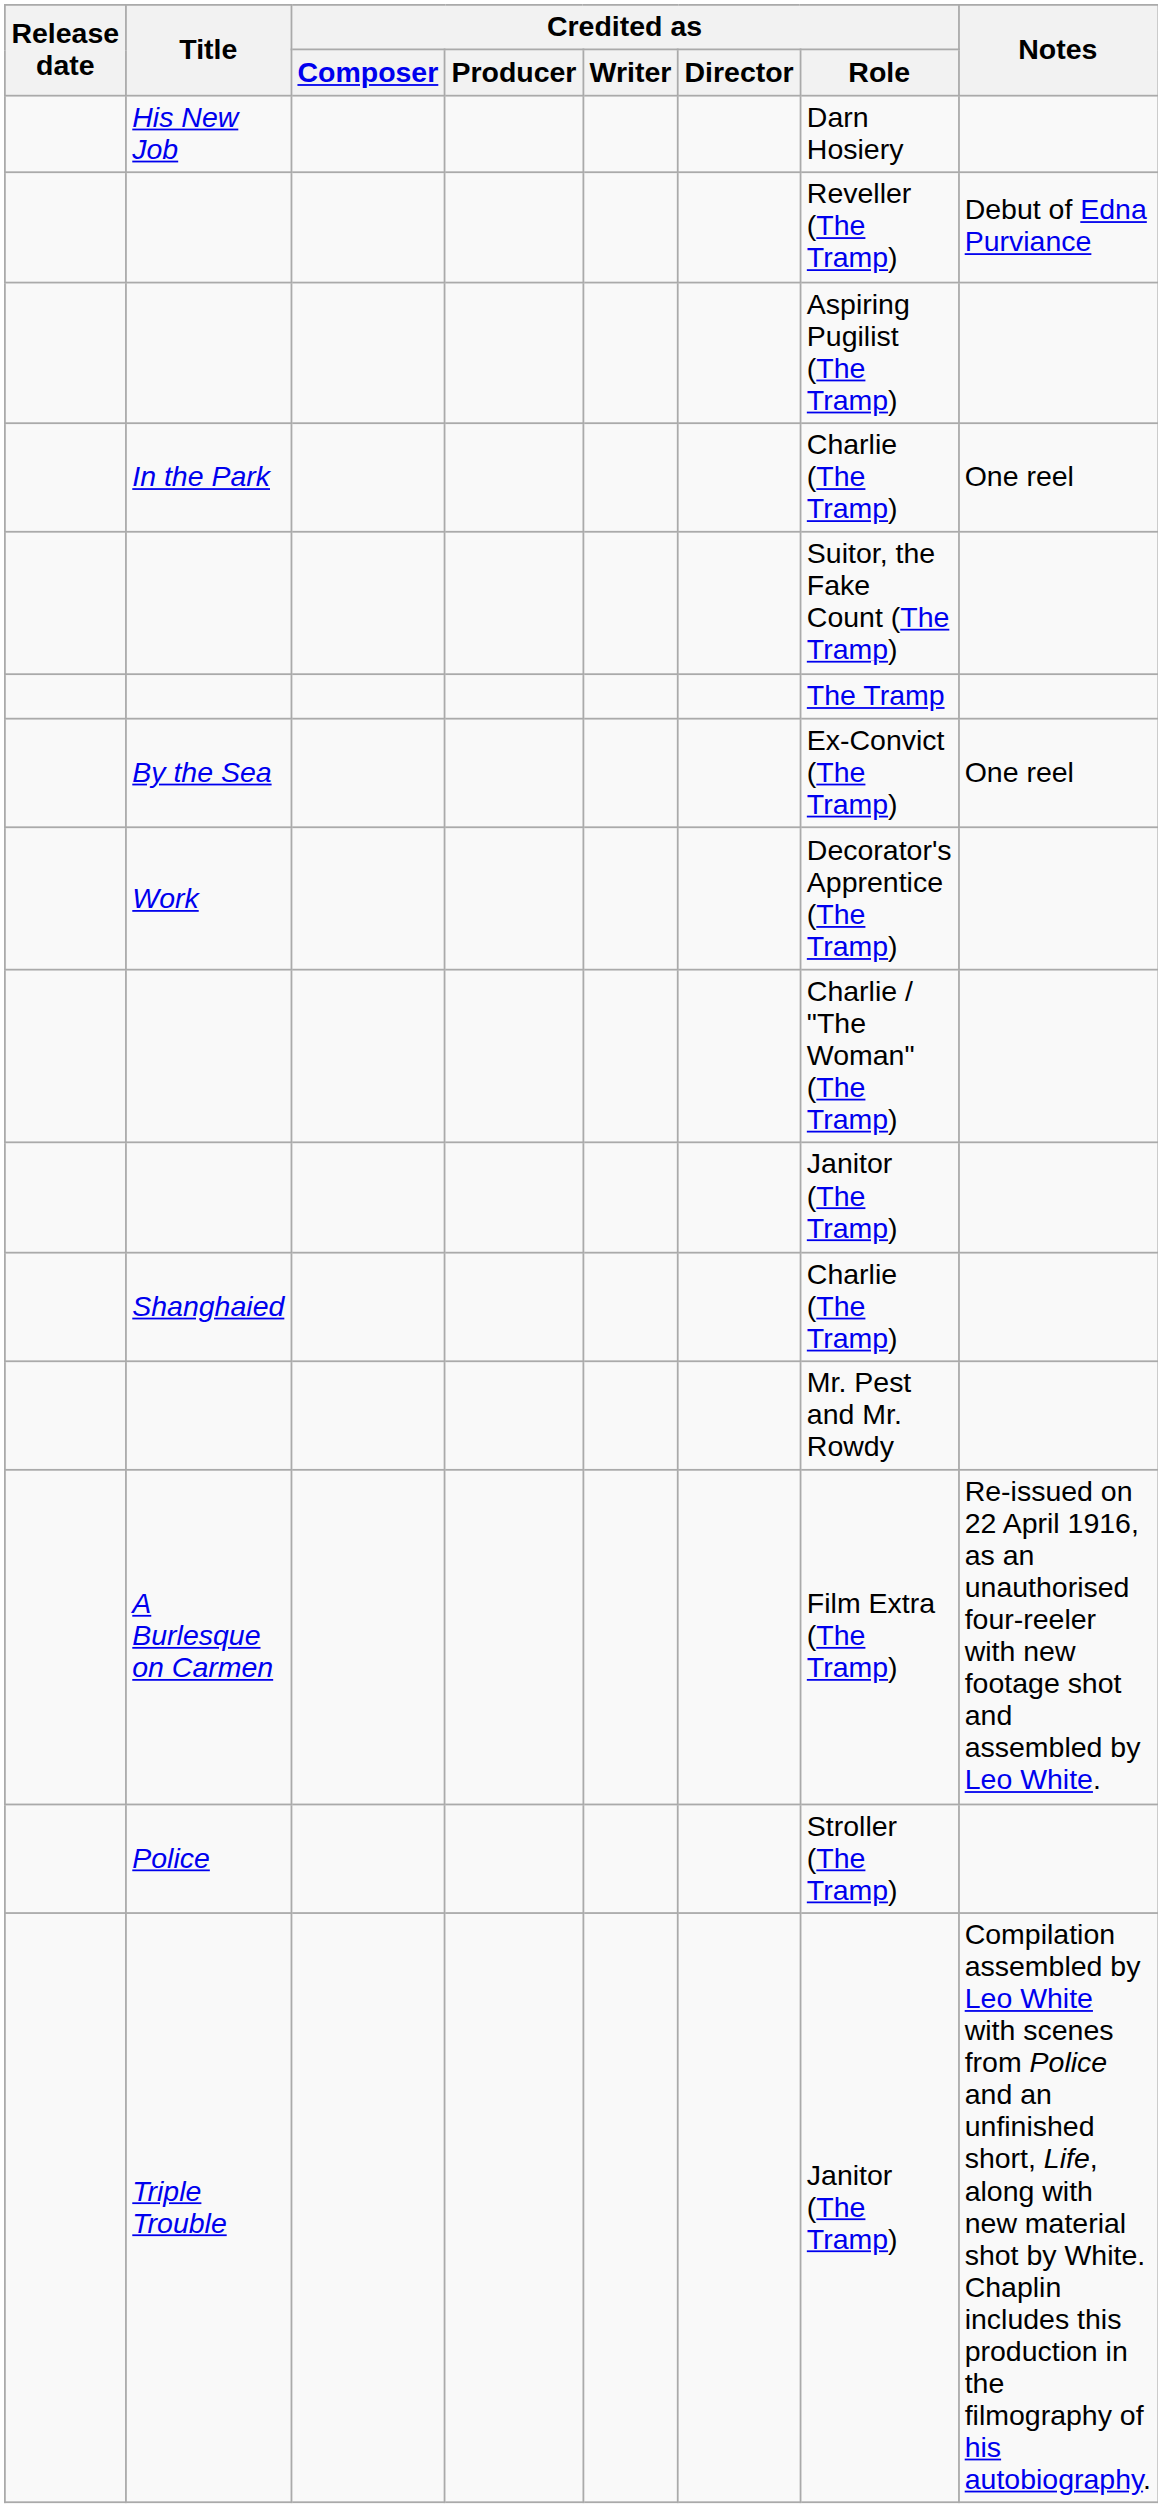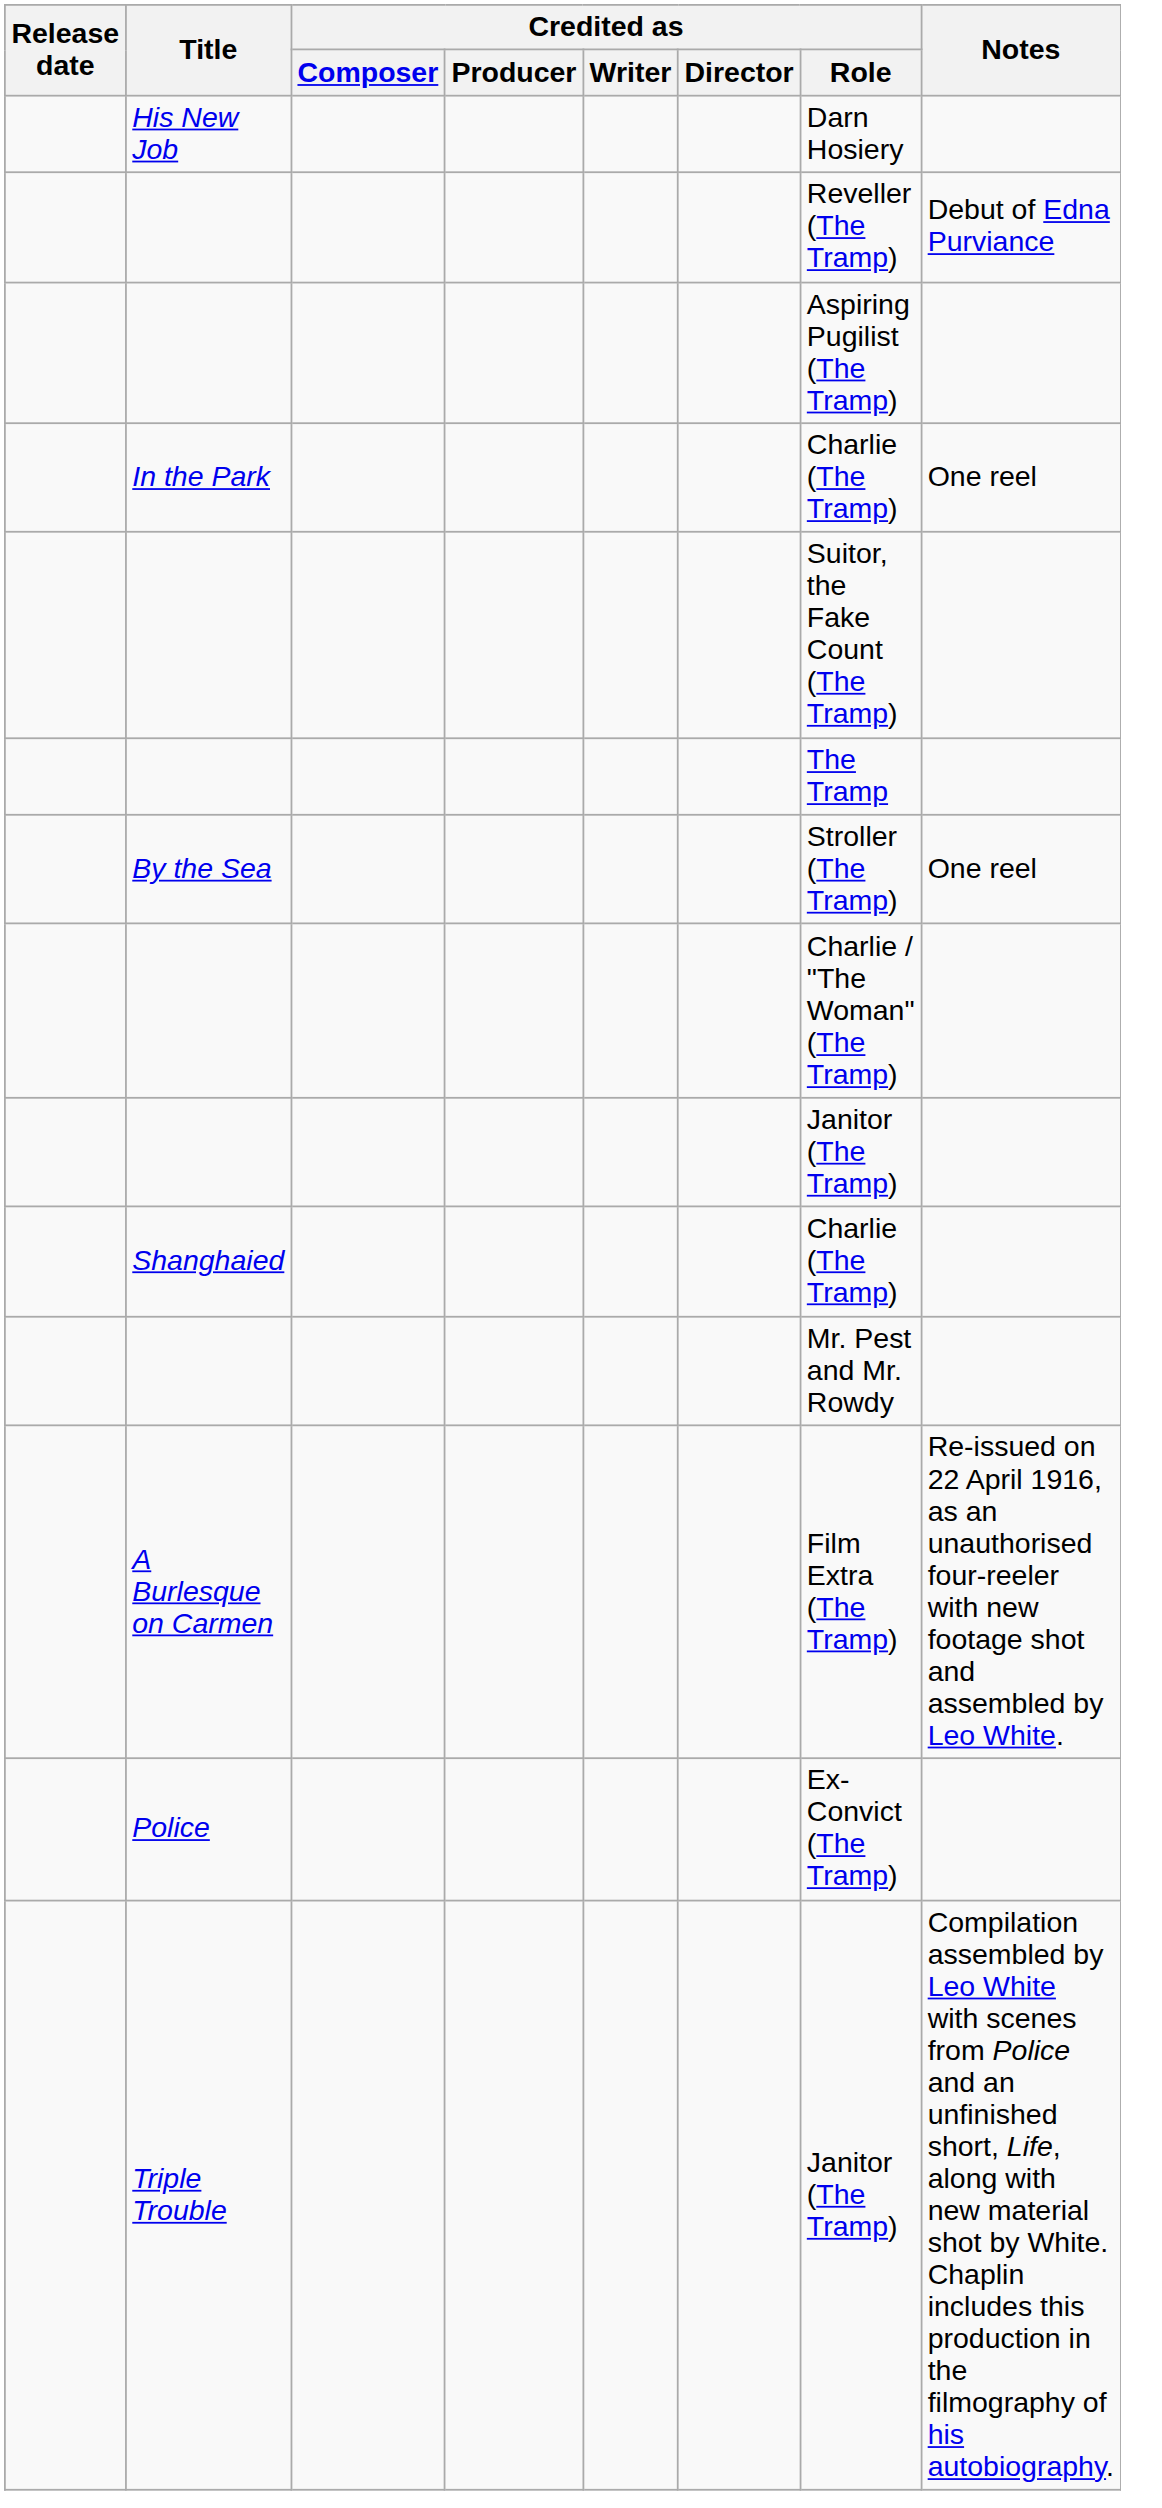(876, 772) Ex-Convict (The Tramp) -> (852, 869) Stroller (The Tramp)
- row: (65, 899)
(852, 1858) Stroller (The Tramp) -> (854, 1828) Ex-Convict (The Tramp)
